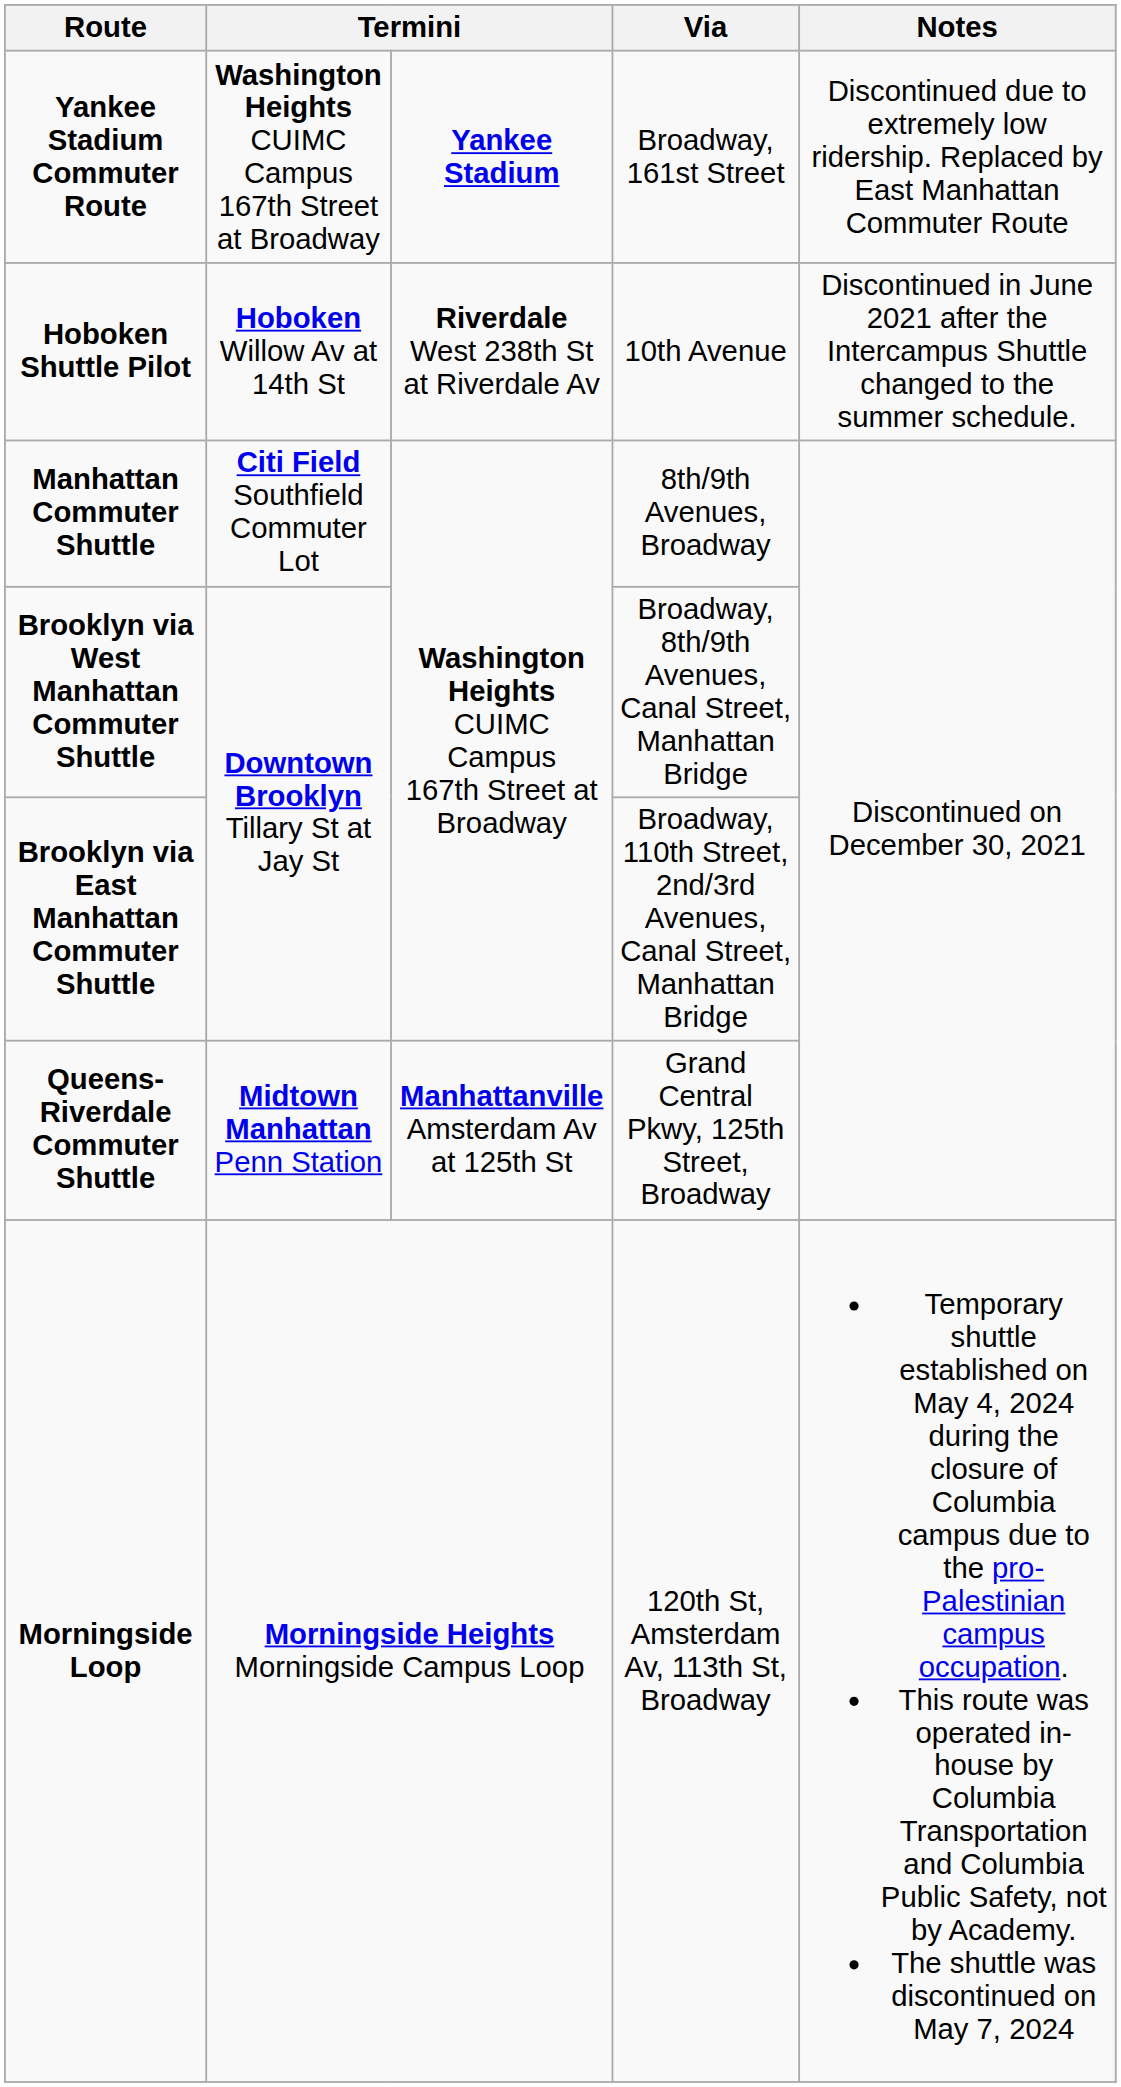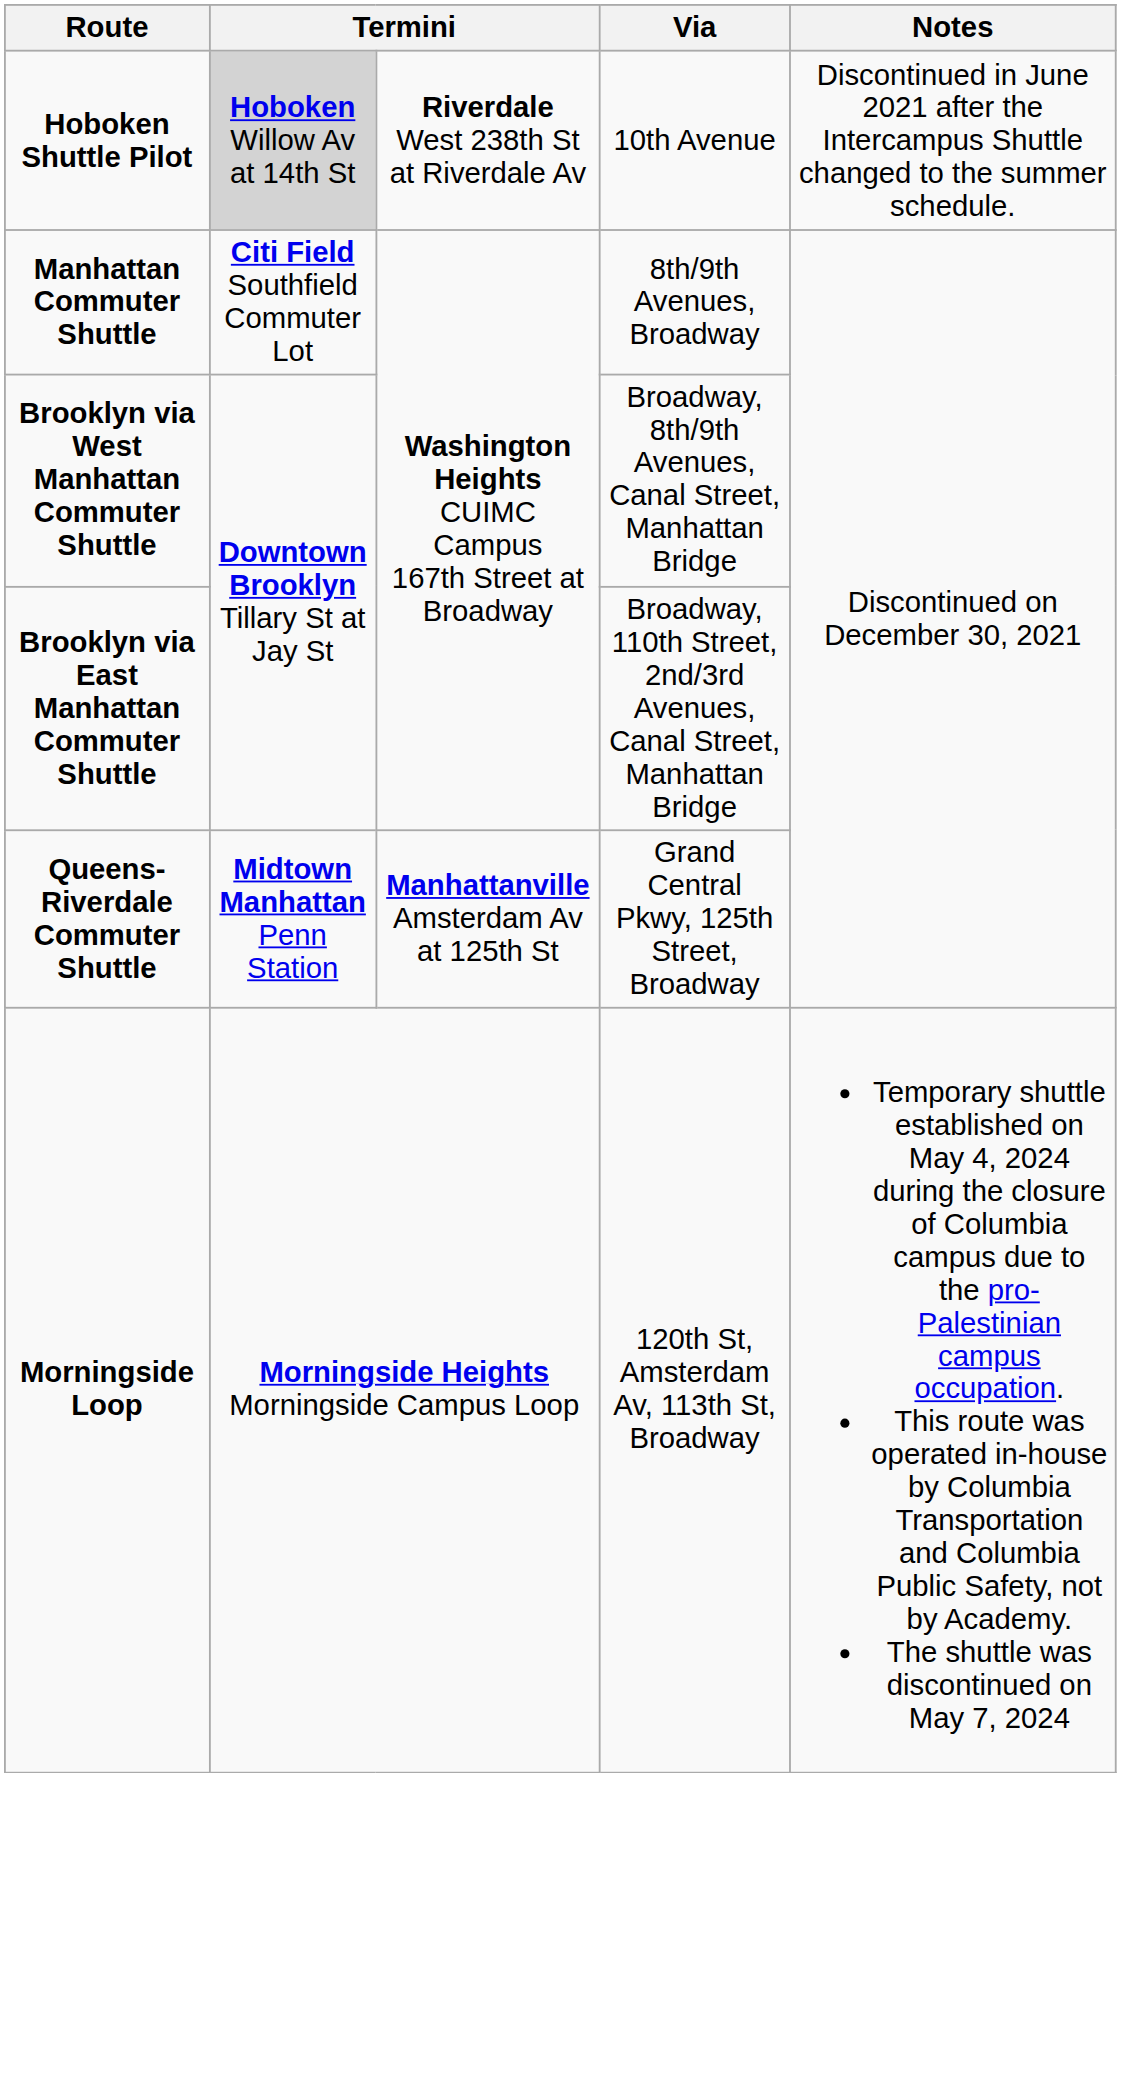- row: (106, 156)
(298, 351) no background -> (293, 140) lightgrey background
